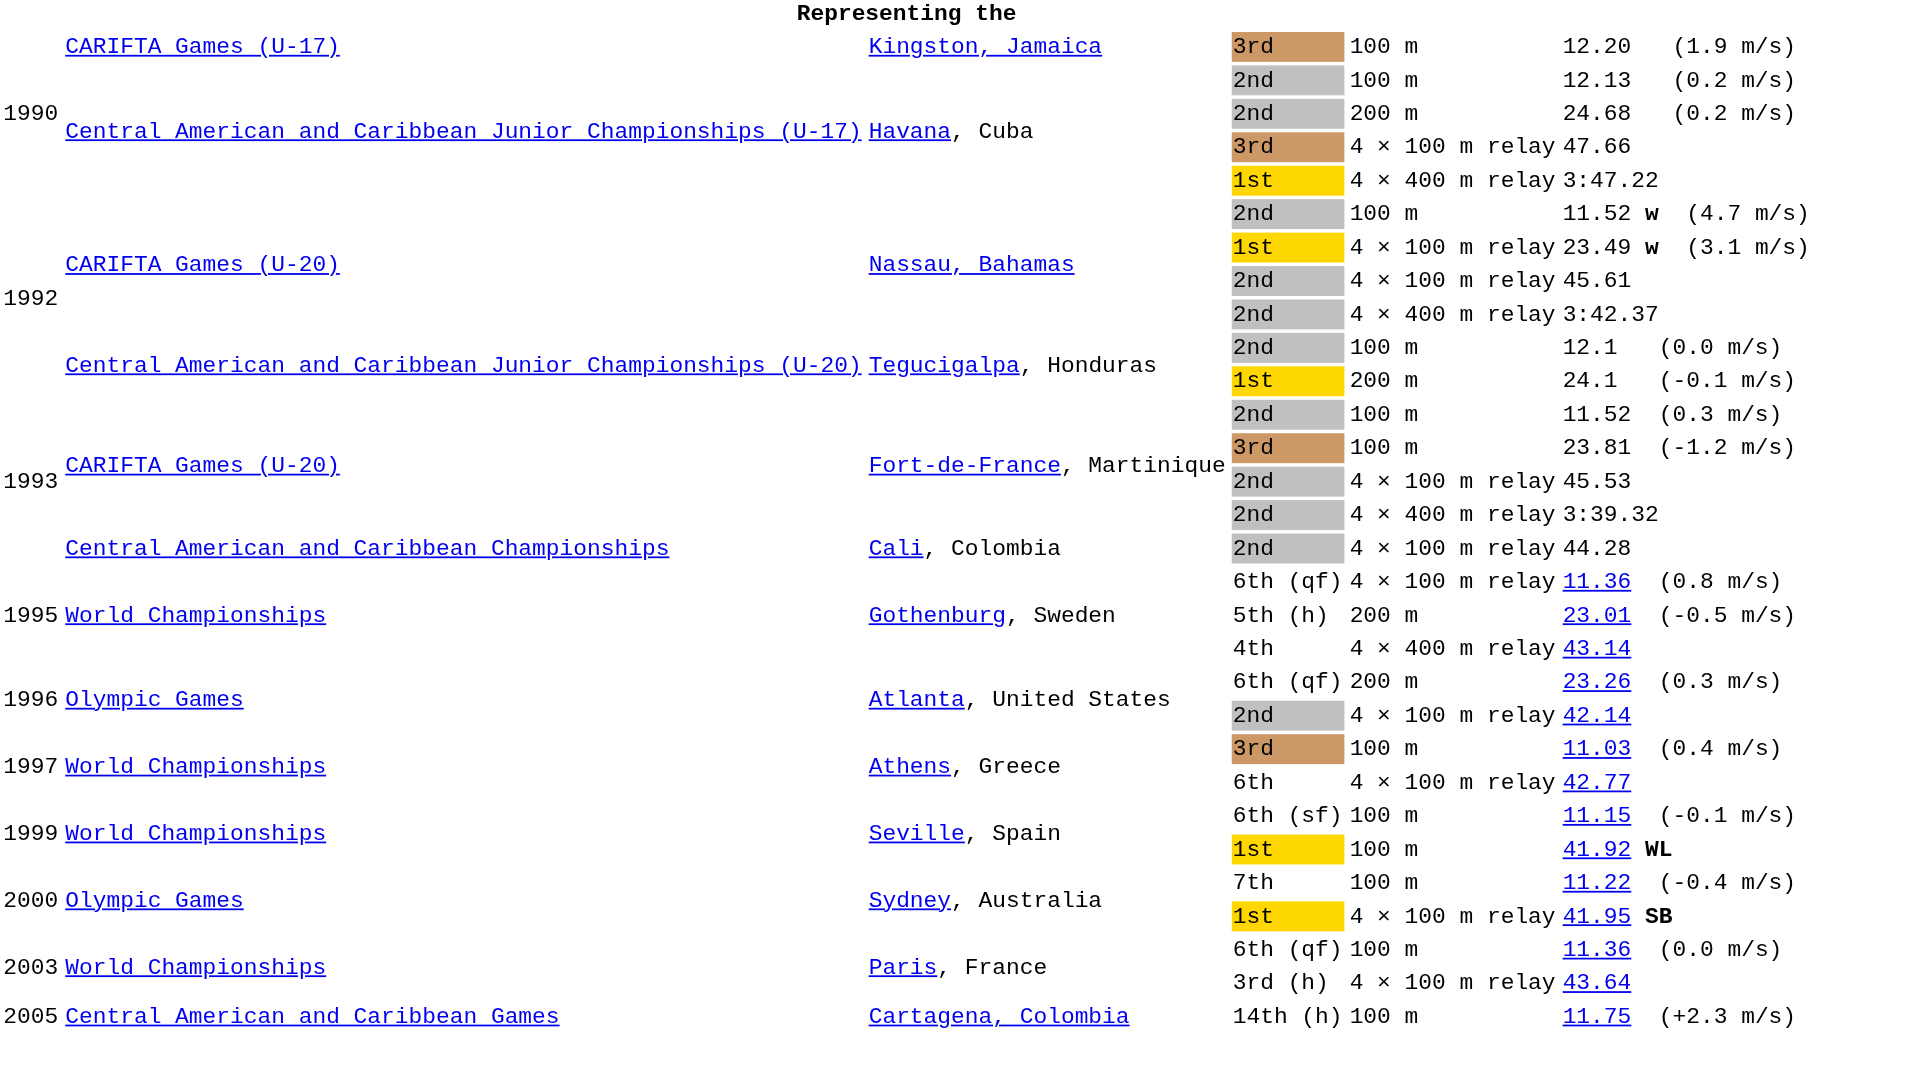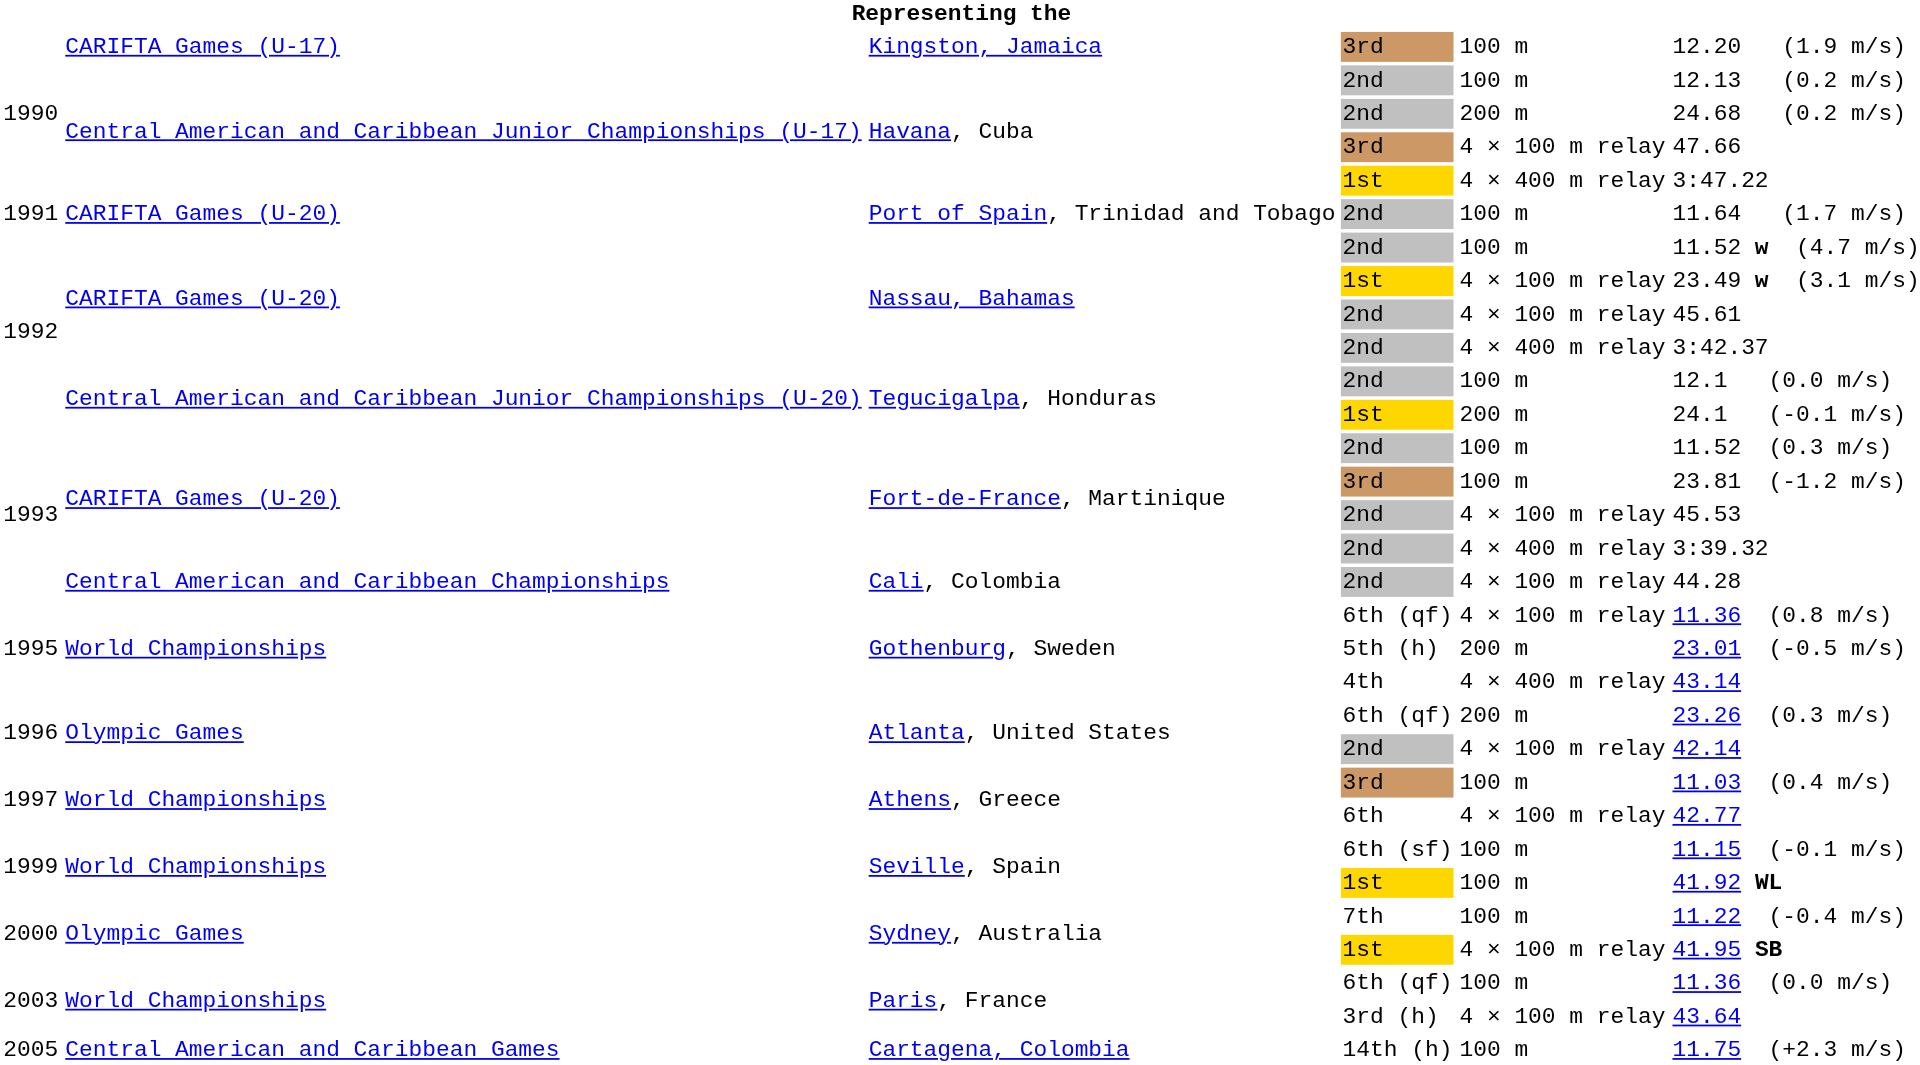+ row: (1102, 214)
